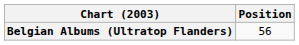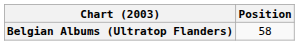(265, 31) 56 -> (265, 31) 58
